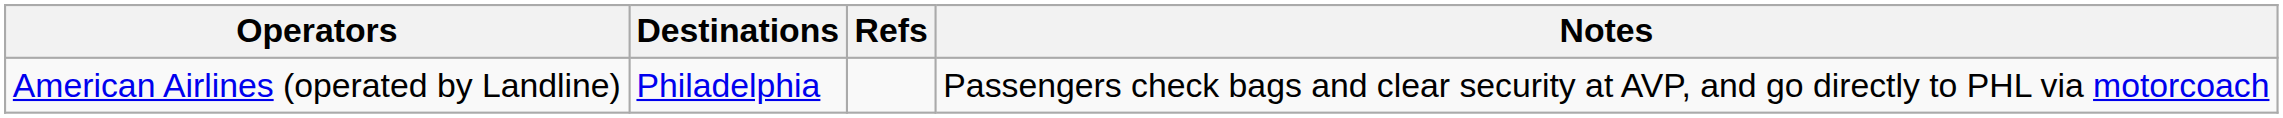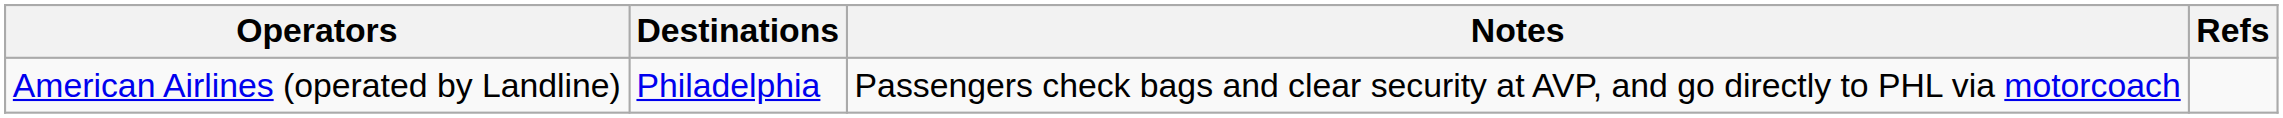columns swapped: (1606, 31) <-> (891, 31)
